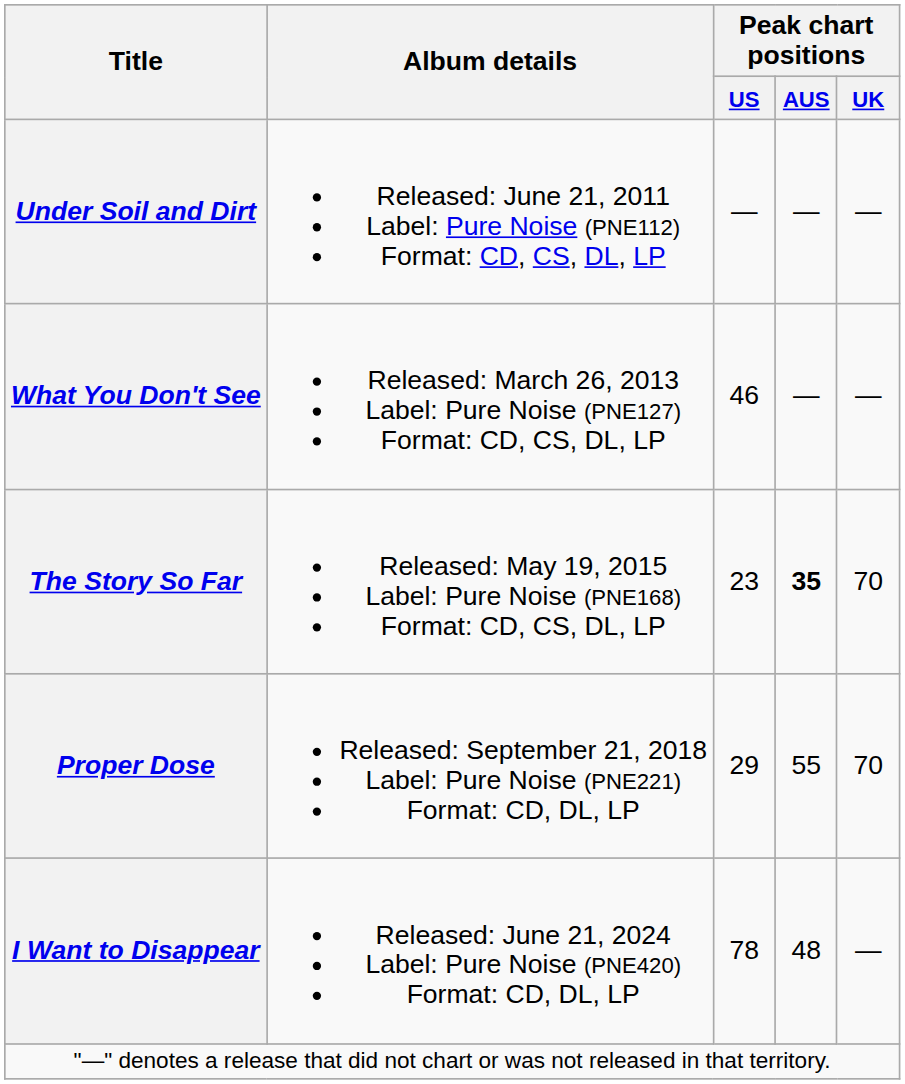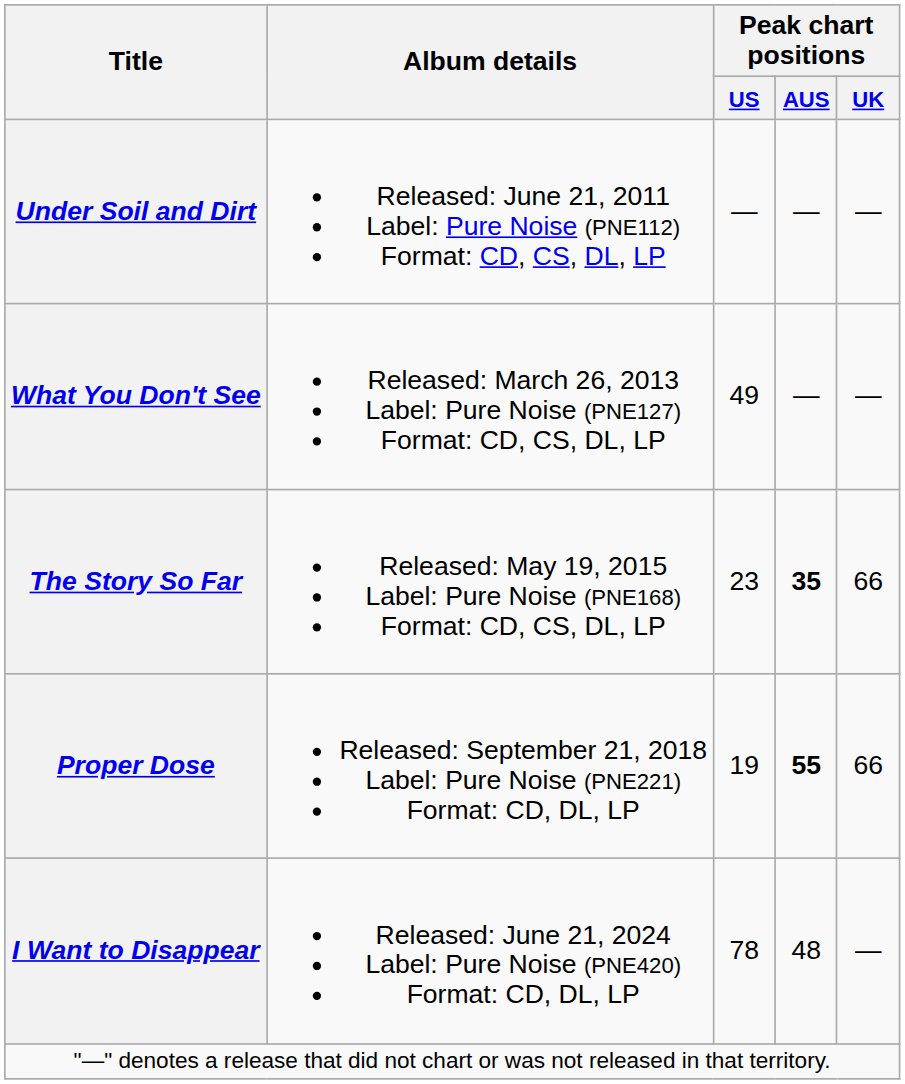(744, 395) 46 -> (744, 395) 49
(868, 580) 70 -> (868, 580) 66
(744, 765) 29 -> (744, 765) 19
(806, 765) normal -> (806, 765) bold
(868, 765) 70 -> (868, 765) 66
